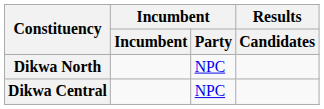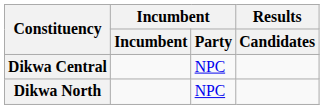rows swapped: (58, 91) <-> (58, 66)
